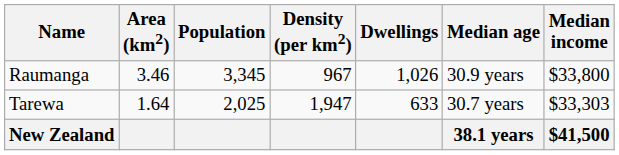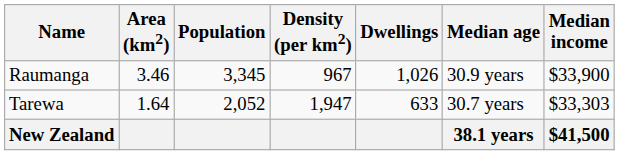(579, 75) $33,800 -> (579, 75) $33,900
(244, 104) 2,025 -> (244, 104) 2,052
